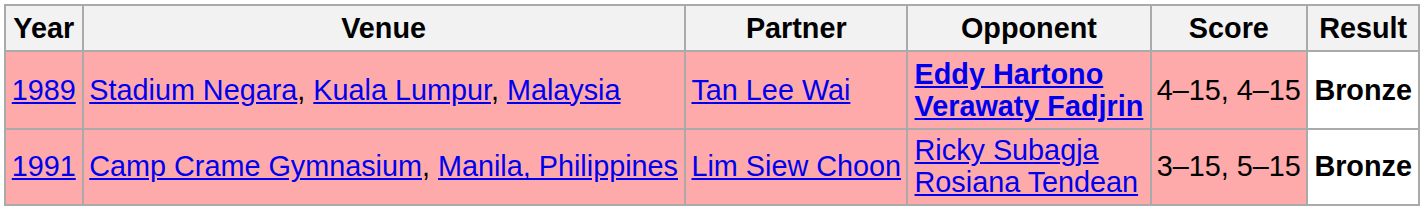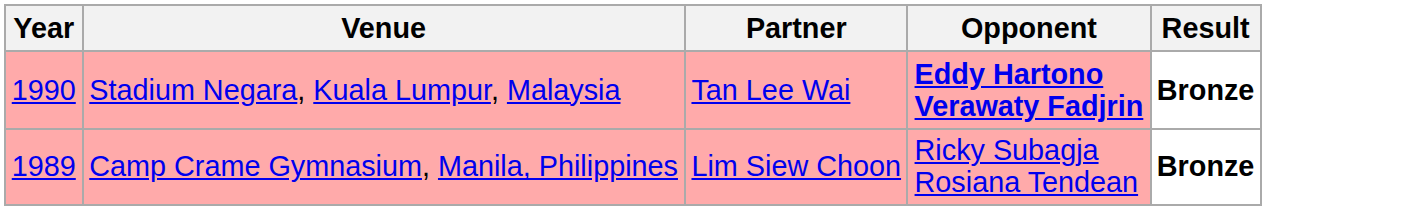- column: (1229, 28)
(44, 90) 1989 -> (44, 90) 1990
(44, 167) 1991 -> (44, 167) 1989
